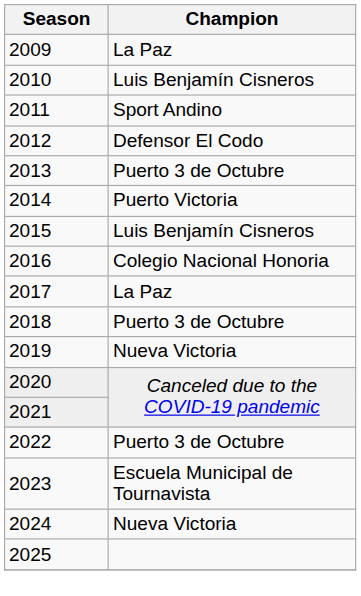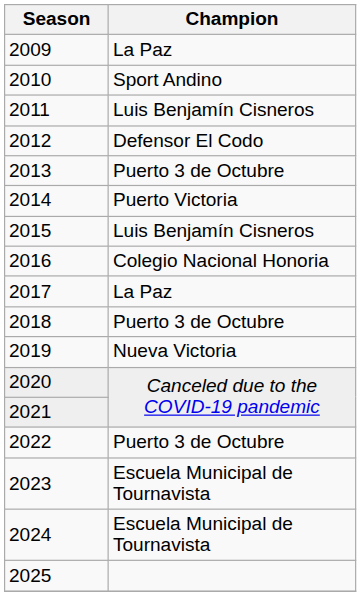(213, 79) Luis Benjamín Cisneros -> (167, 79) Sport Andino
(167, 110) Sport Andino -> (213, 110) Luis Benjamín Cisneros
(175, 524) Nueva Victoria -> (203, 534) Escuela Municipal de Tournavista
